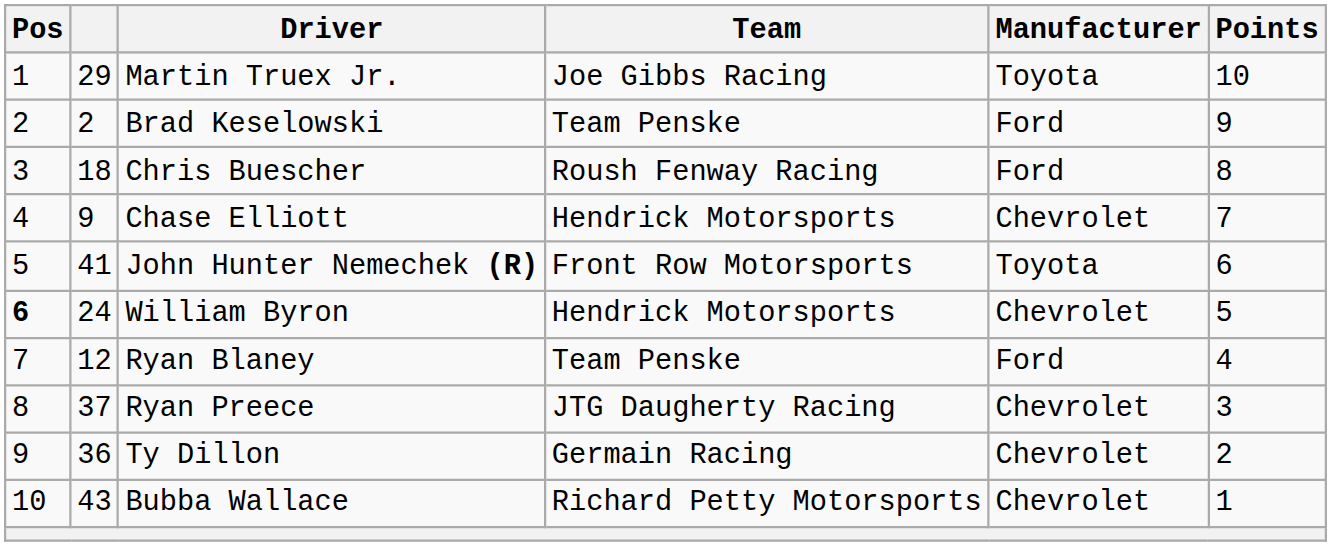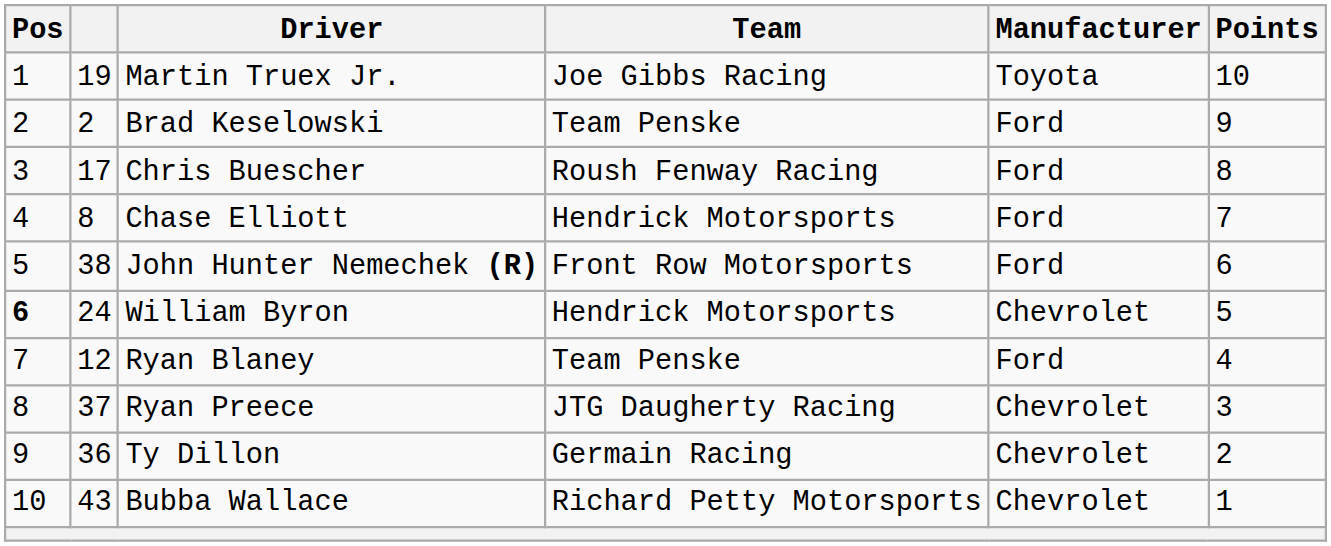(95, 76) 29 -> (95, 76) 19
(95, 171) 18 -> (95, 171) 17
(86, 218) 9 -> (86, 218) 8
(1073, 218) Chevrolet -> (1030, 218) Ford
(95, 266) 41 -> (95, 266) 38
(1047, 266) Toyota -> (1030, 266) Ford
